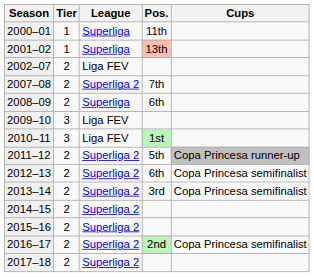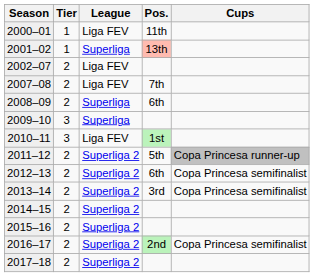(106, 31) Superliga -> (105, 31) Liga FEV
(111, 84) Superliga 2 -> (105, 84) Liga FEV
(105, 120) Liga FEV -> (106, 120) Superliga
